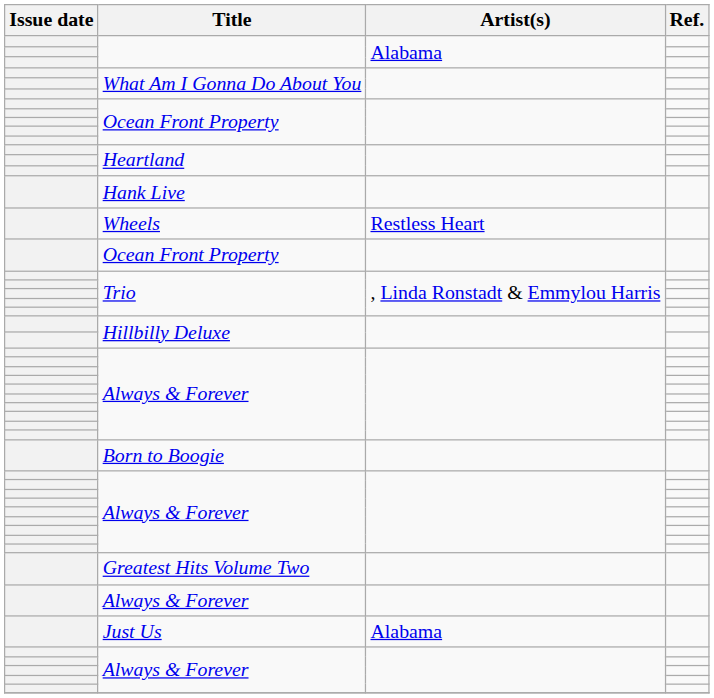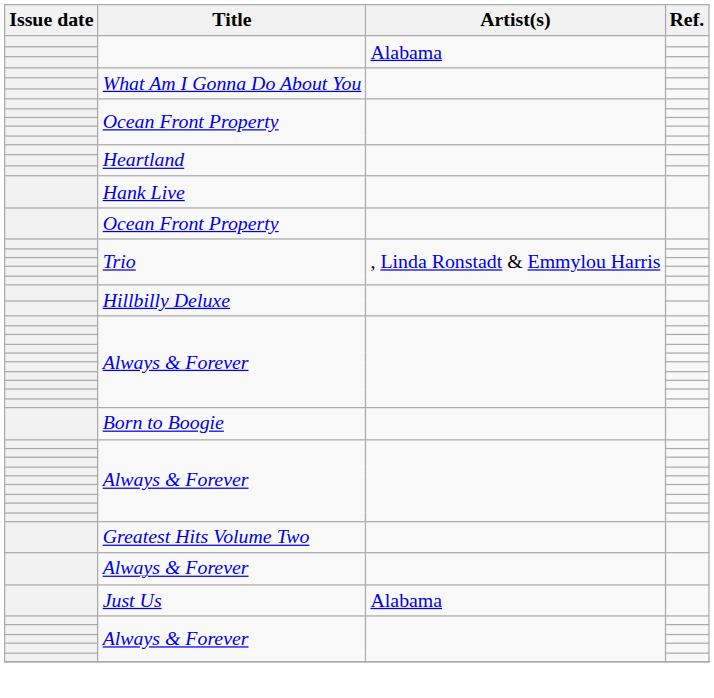- row: (131, 223)
